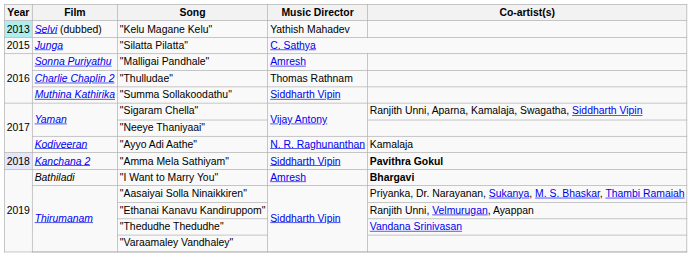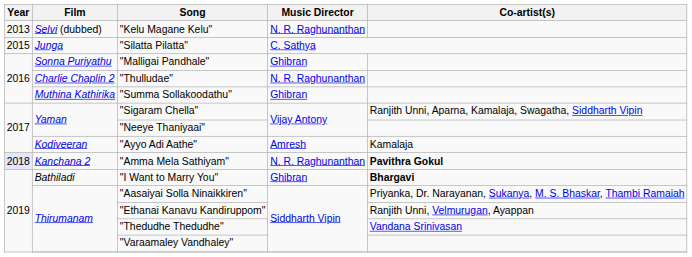(18, 29) paleturquoise background -> (18, 29) no background
(310, 29) Yathish Mahadev -> (318, 29) N. R. Raghunanthan
(288, 62) Amresh -> (289, 62) Ghibran
(311, 78) Thomas Rathnam -> (318, 78) N. R. Raghunanthan
(305, 95) Siddharth Vipin -> (289, 95) Ghibran
(318, 144) N. R. Raghunanthan -> (288, 144) Amresh
(305, 161) Siddharth Vipin -> (318, 161) N. R. Raghunanthan
(288, 177) Amresh -> (289, 177) Ghibran
